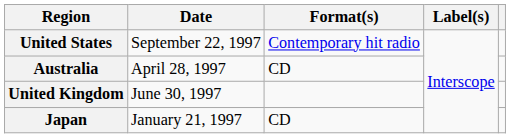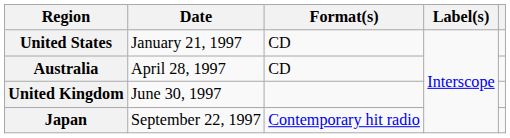(196, 42) September 22, 1997 -> (187, 42) January 21, 1997
(344, 42) Contemporary hit radio -> (279, 42) CD
(187, 119) January 21, 1997 -> (196, 119) September 22, 1997
(279, 119) CD -> (344, 119) Contemporary hit radio
